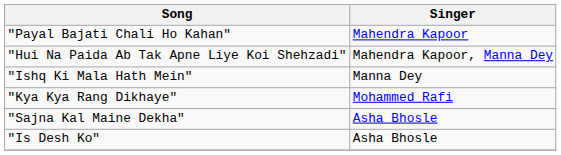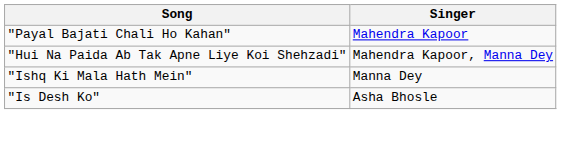- row: (92, 98)
- row: (96, 119)
